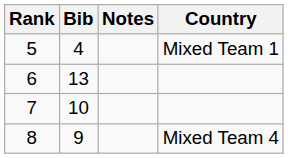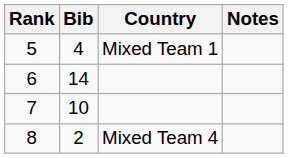columns swapped: (221, 19) <-> (128, 19)
(78, 78) 13 -> (78, 78) 14
(78, 138) 9 -> (78, 138) 2
